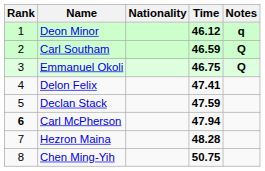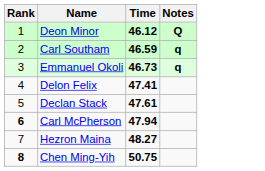- column: (158, 13)
(241, 31) q -> (178, 31) Q
(241, 49) Q -> (178, 49) q
(206, 67) 46.75 -> (143, 67) 46.73
(241, 67) Q -> (178, 67) q
(206, 103) 47.59 -> (143, 103) 47.61
(206, 139) 48.28 -> (143, 139) 48.27
(21, 157) normal -> (21, 157) bold
